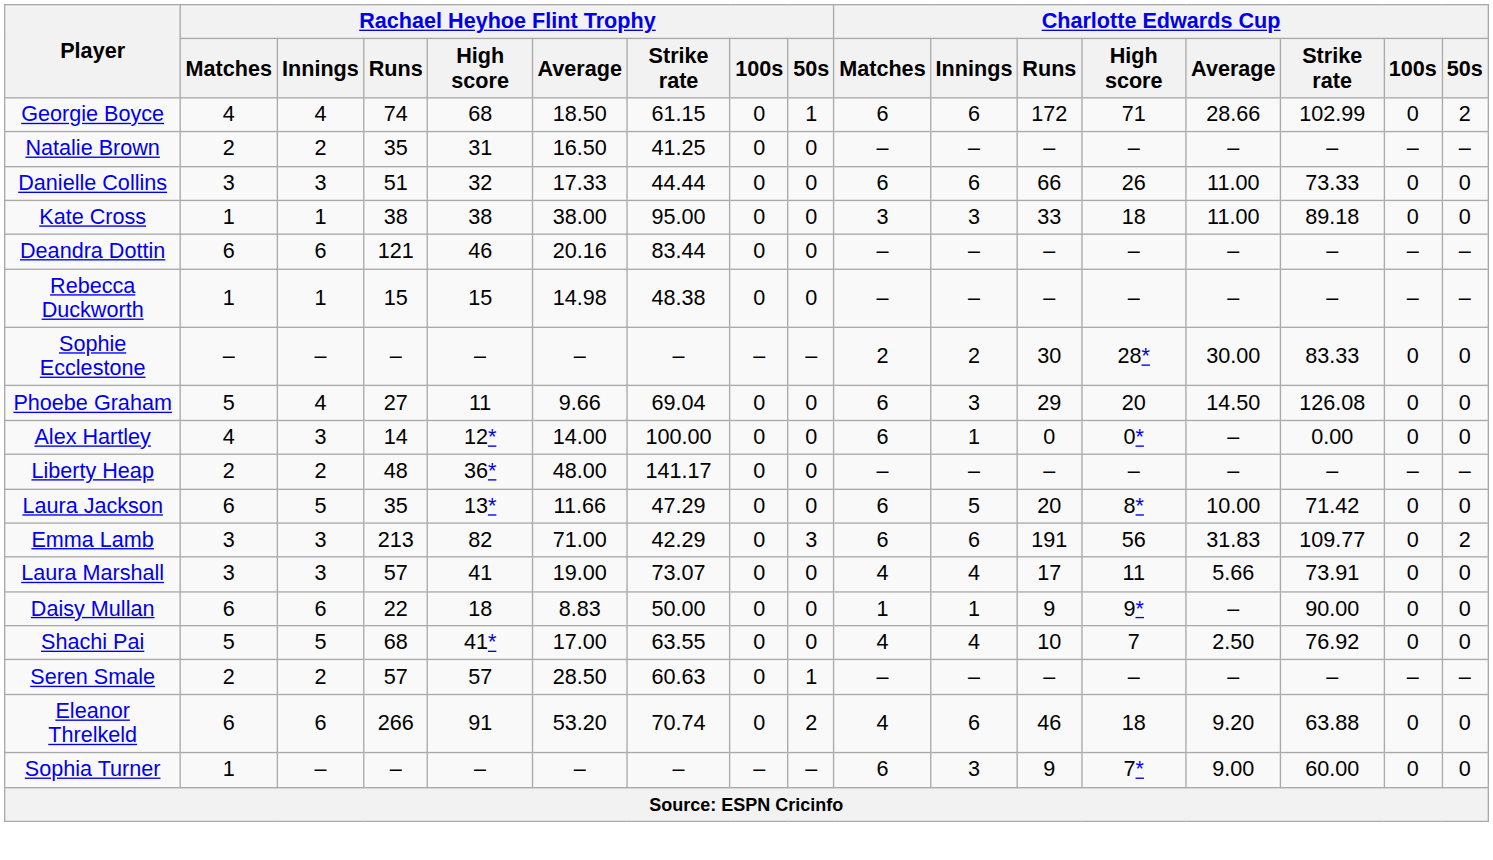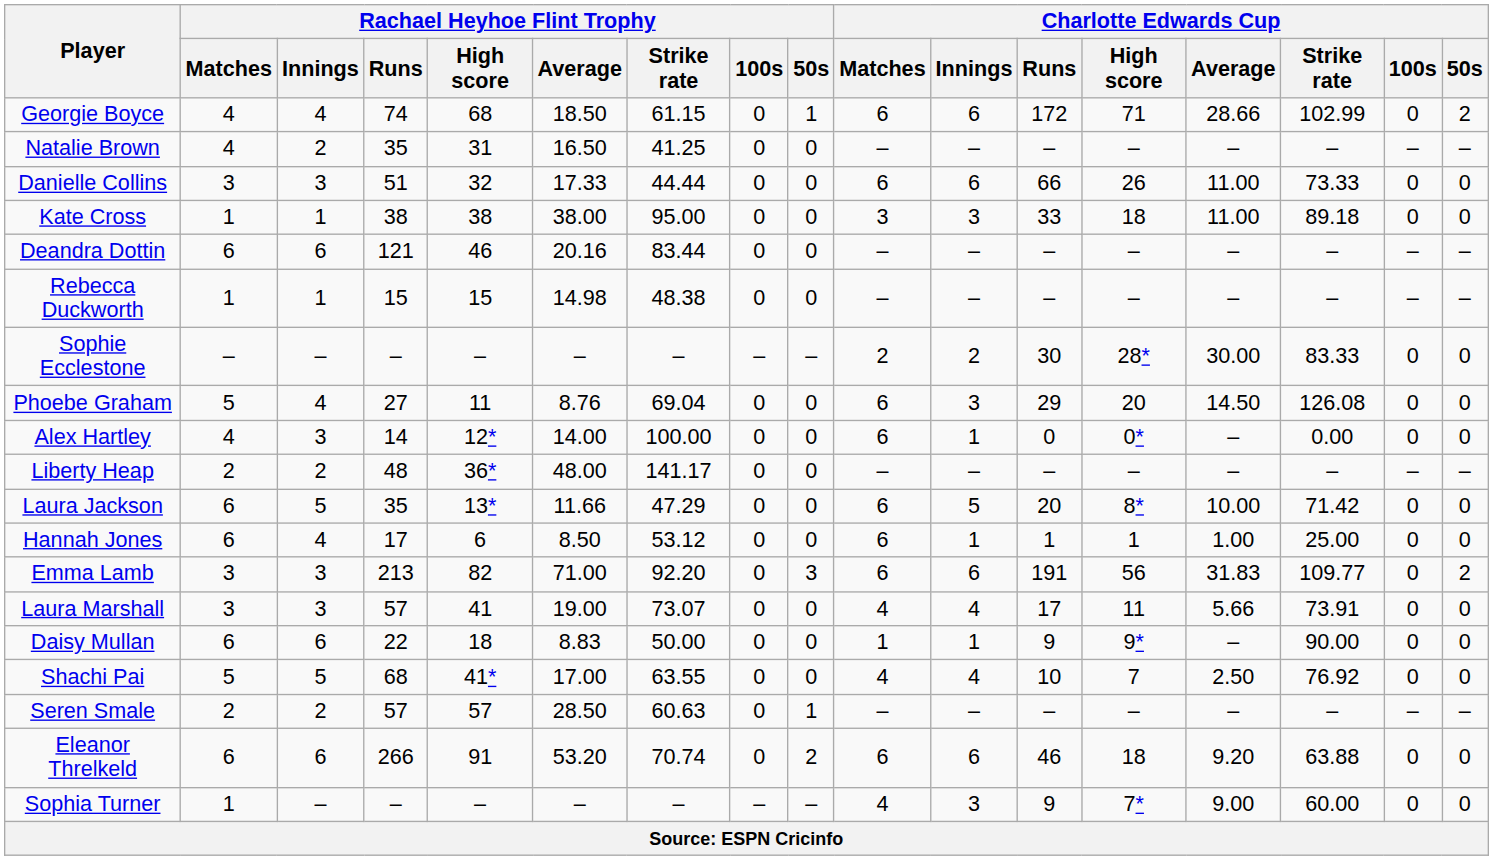(229, 148) 2 -> (229, 148) 4
(580, 402) 9.66 -> (580, 402) 8.76
+ row: (93, 539)
(679, 539) 42.29 -> (679, 574) 92.20
(882, 723) 4 -> (882, 757) 6
(882, 769) 6 -> (882, 803) 4
